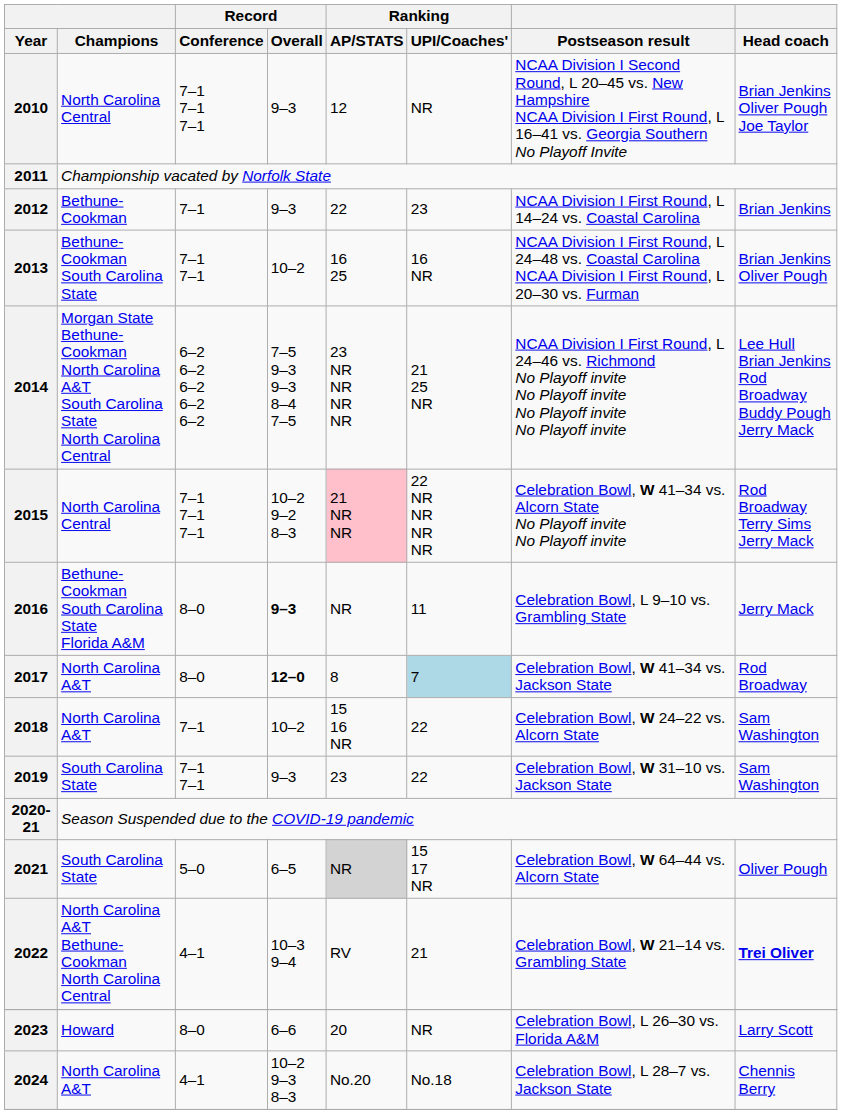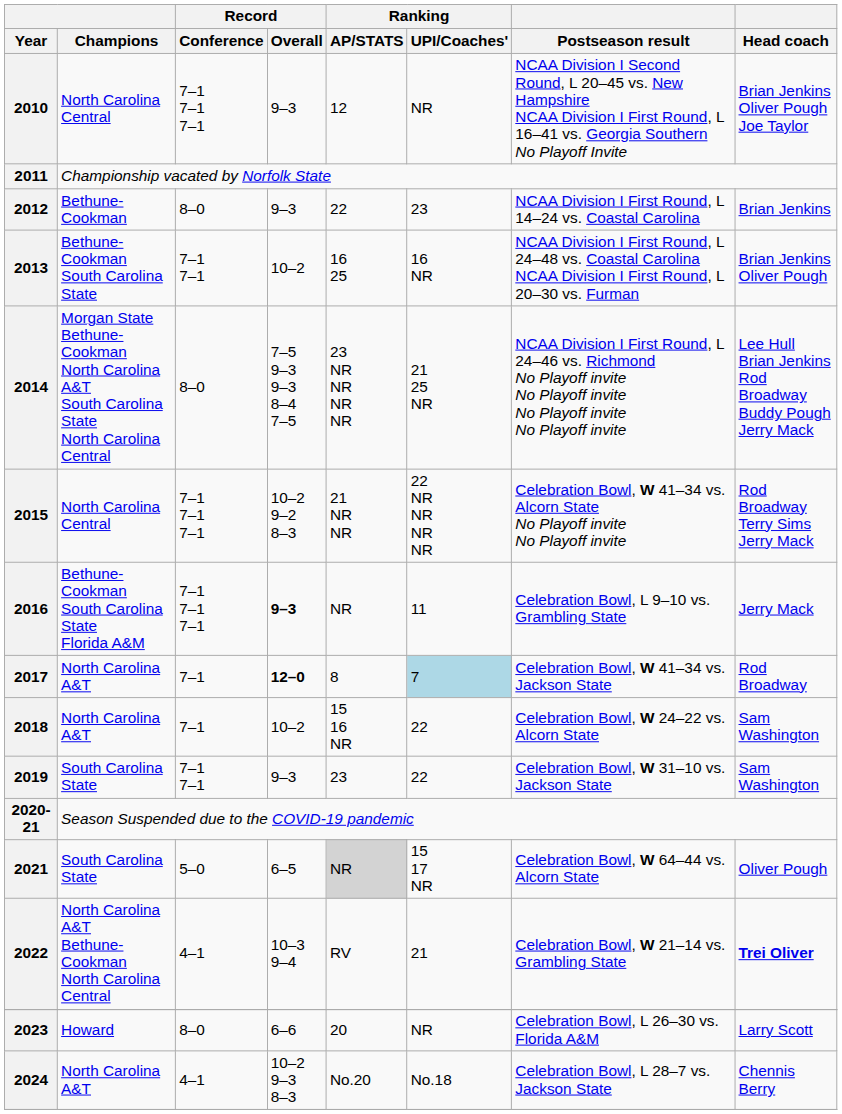(192, 209) 7–1 -> (192, 209) 8–0
(192, 387) 6–2 6–2 6–2 6–2 6–2 -> (192, 387) 8–0
(341, 515) pink background -> (341, 515) no background
(192, 608) 8–0 -> (192, 608) 7–1 7–1 7–1
(192, 676) 8–0 -> (192, 676) 7–1
